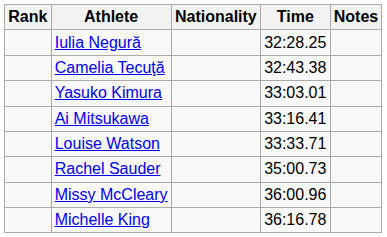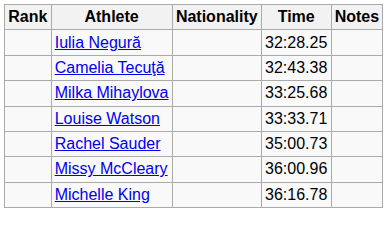- row: (108, 93)
- row: (102, 118)
+ row: (112, 93)
